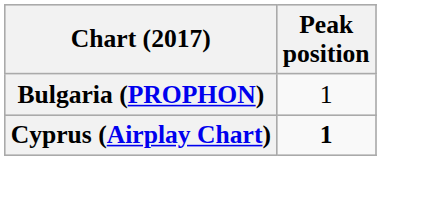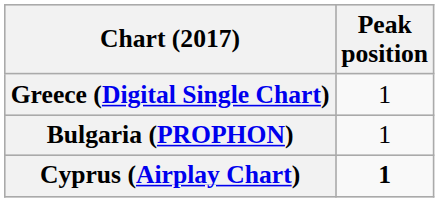+ row: (170, 94)
